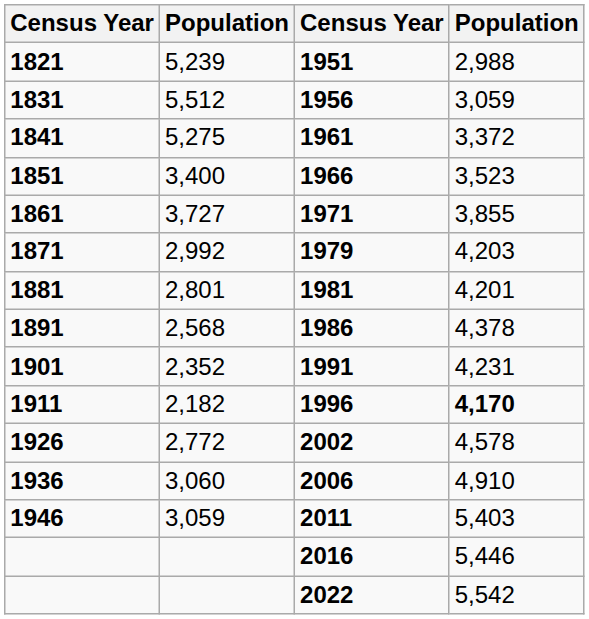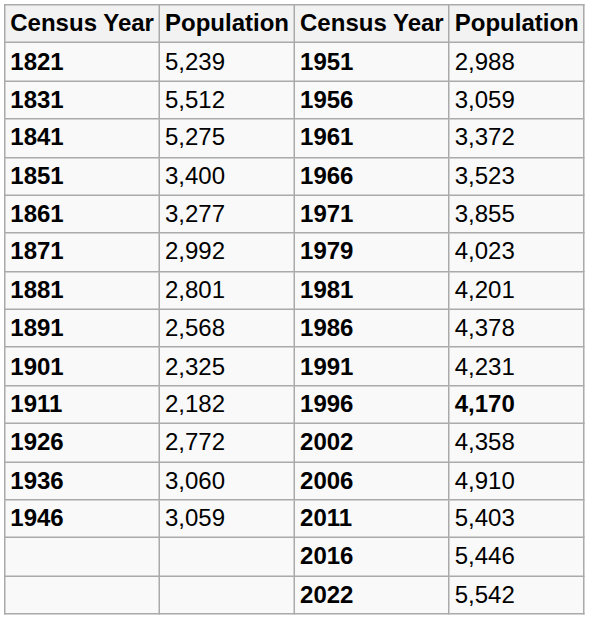(195, 213) 3,727 -> (195, 213) 3,277
(485, 251) 4,203 -> (485, 251) 4,023
(195, 366) 2,352 -> (195, 366) 2,325
(485, 442) 4,578 -> (485, 442) 4,358
